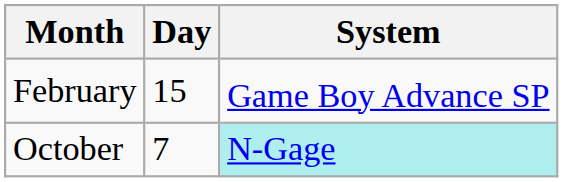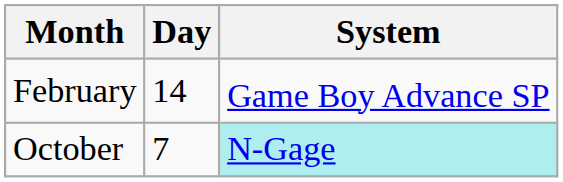(169, 90) 15 -> (169, 90) 14
